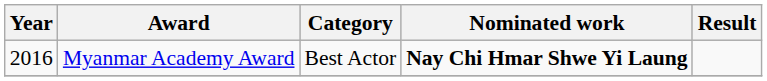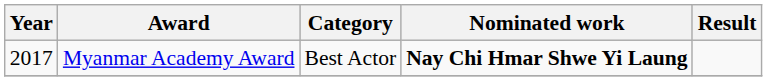(31, 58) 2016 -> (31, 58) 2017
